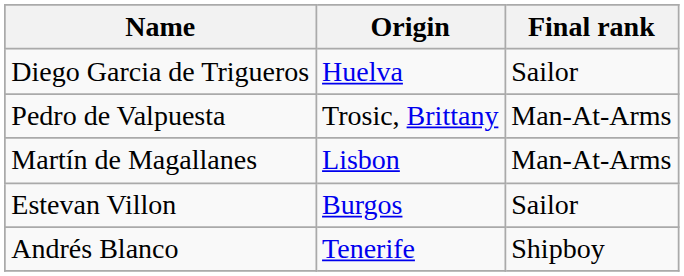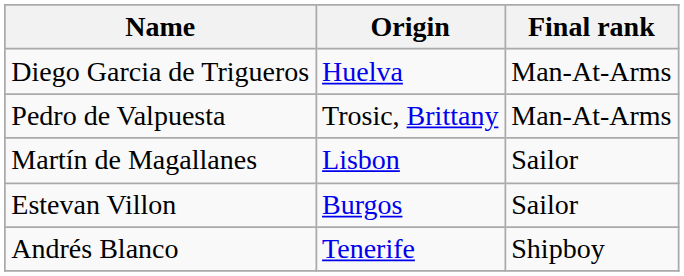(545, 71) Sailor -> (591, 71) Man-At-Arms
(591, 159) Man-At-Arms -> (545, 159) Sailor
